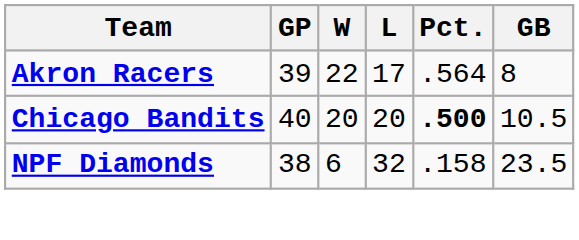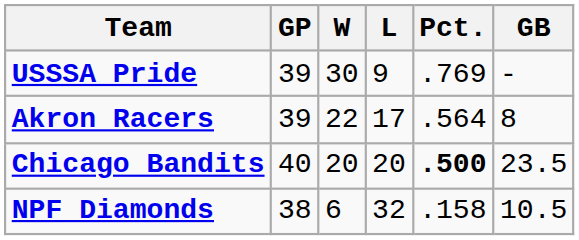+ row: (104, 74)
(534, 119) 10.5 -> (534, 165) 23.5
(534, 165) 23.5 -> (534, 211) 10.5
